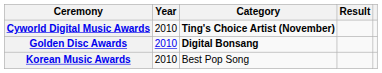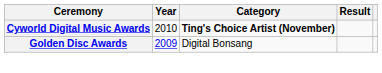(166, 44) 2010 -> (166, 44) 2009
(220, 44) bold -> (217, 44) normal
- row: (78, 60)
